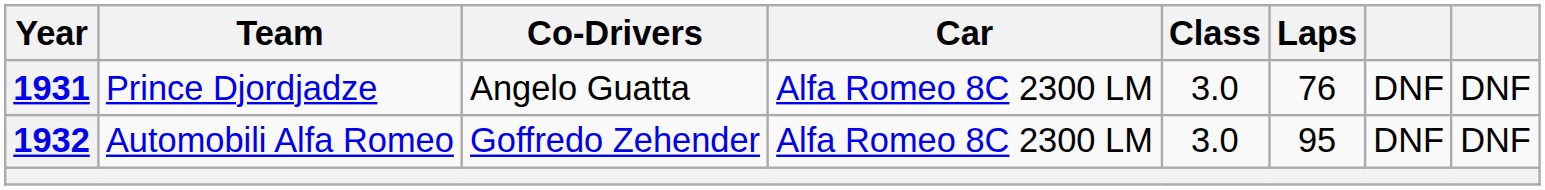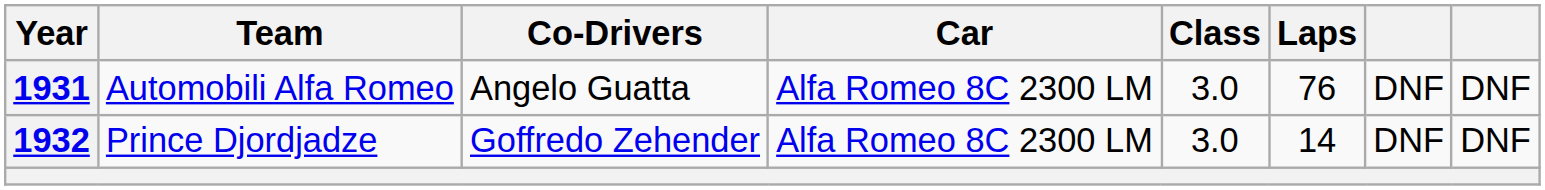(242, 87) Prince Djordjadze -> (280, 87) Automobili Alfa Romeo
(280, 142) Automobili Alfa Romeo -> (242, 142) Prince Djordjadze
(1317, 142) 95 -> (1317, 142) 14
